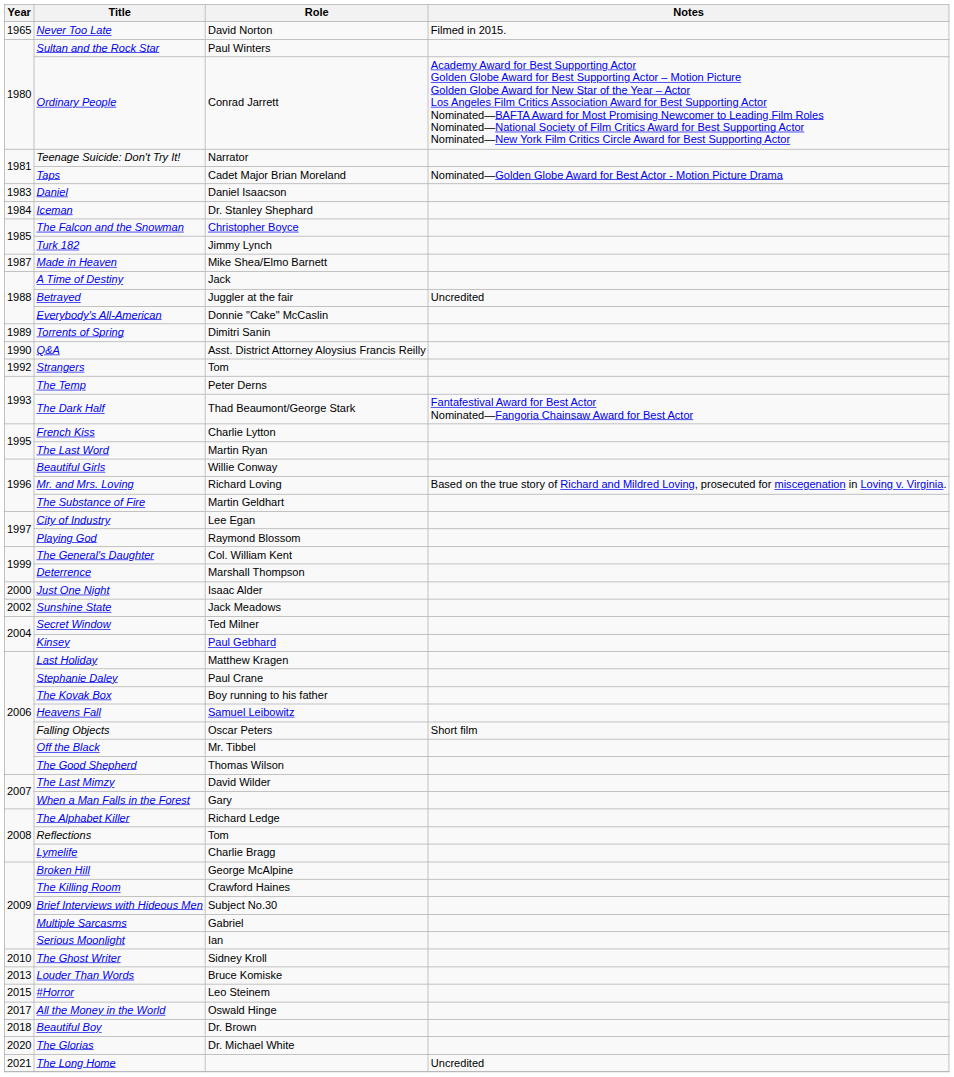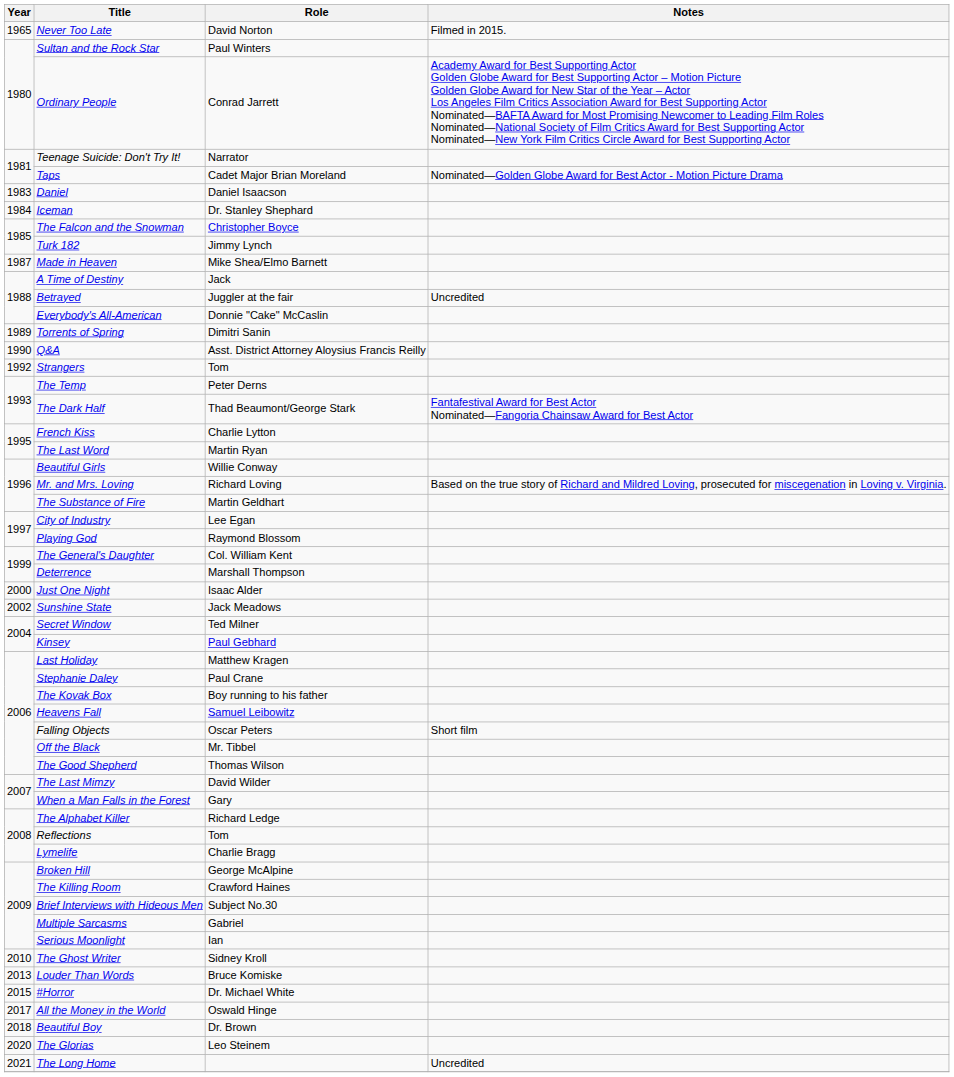(239, 993) Leo Steinem -> (251, 993) Dr. Michael White
(251, 1045) Dr. Michael White -> (239, 1045) Leo Steinem
